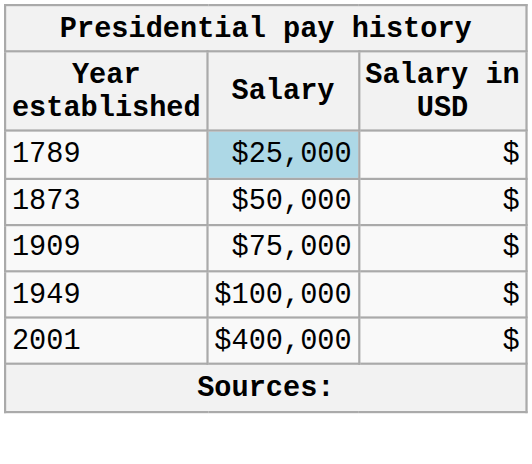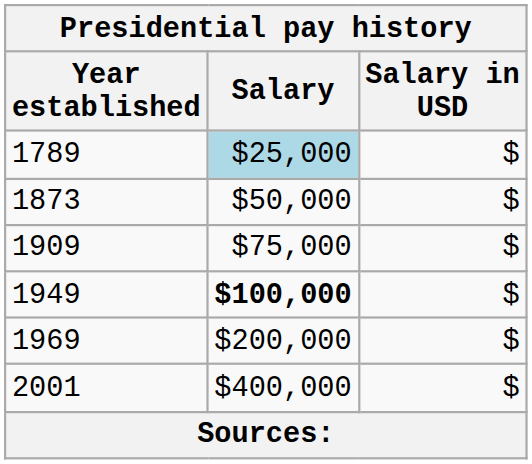(283, 294) normal -> (283, 294) bold
+ row: (46, 341)
